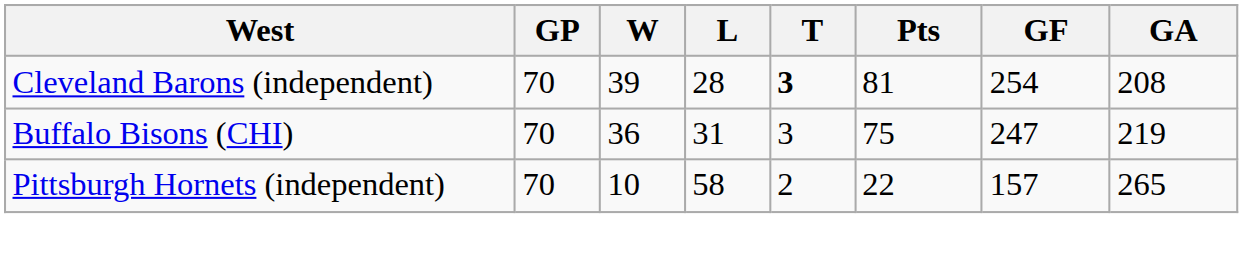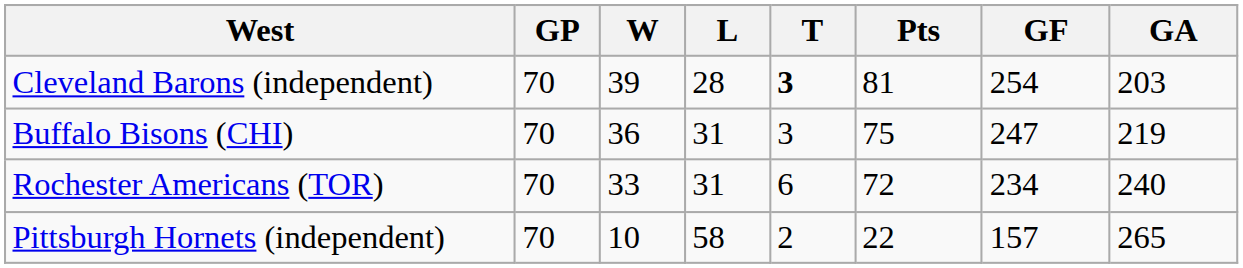(1142, 81) 208 -> (1142, 81) 203
+ row: (198, 184)
